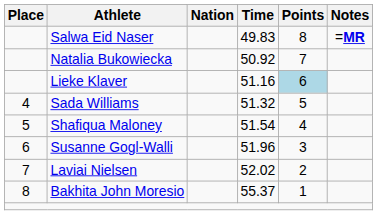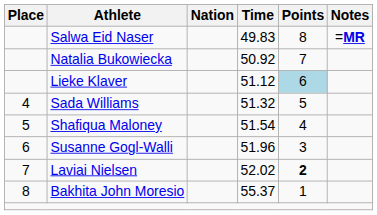(258, 81) 51.16 -> (258, 81) 51.12
(303, 170) normal -> (303, 170) bold
